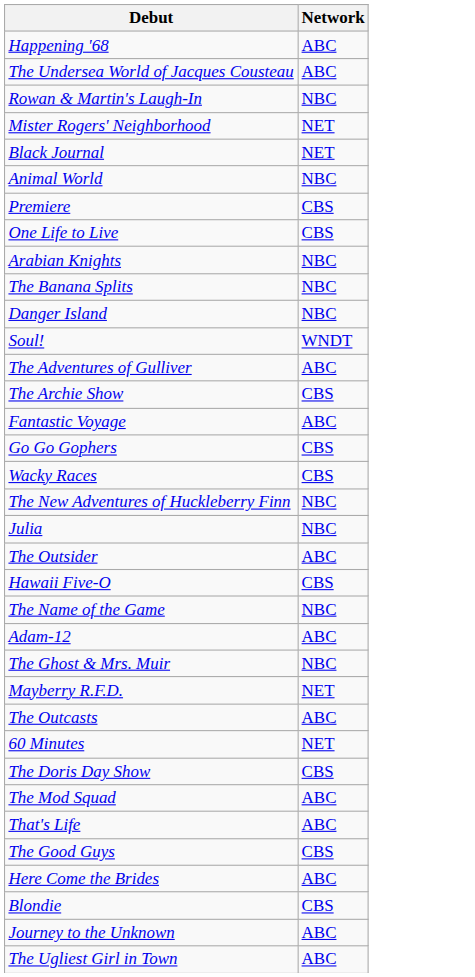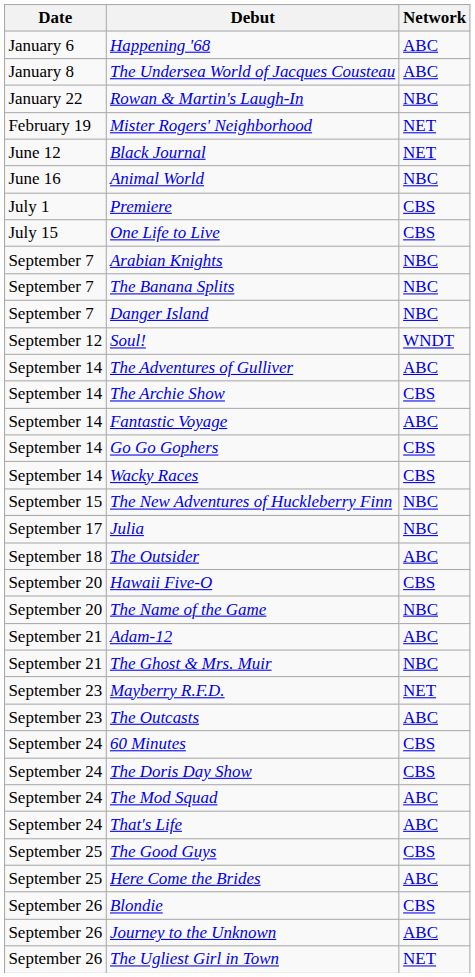+ column: (55, 17)
(318, 744) NET -> (419, 744) CBS
(319, 959) ABC -> (420, 959) NET
